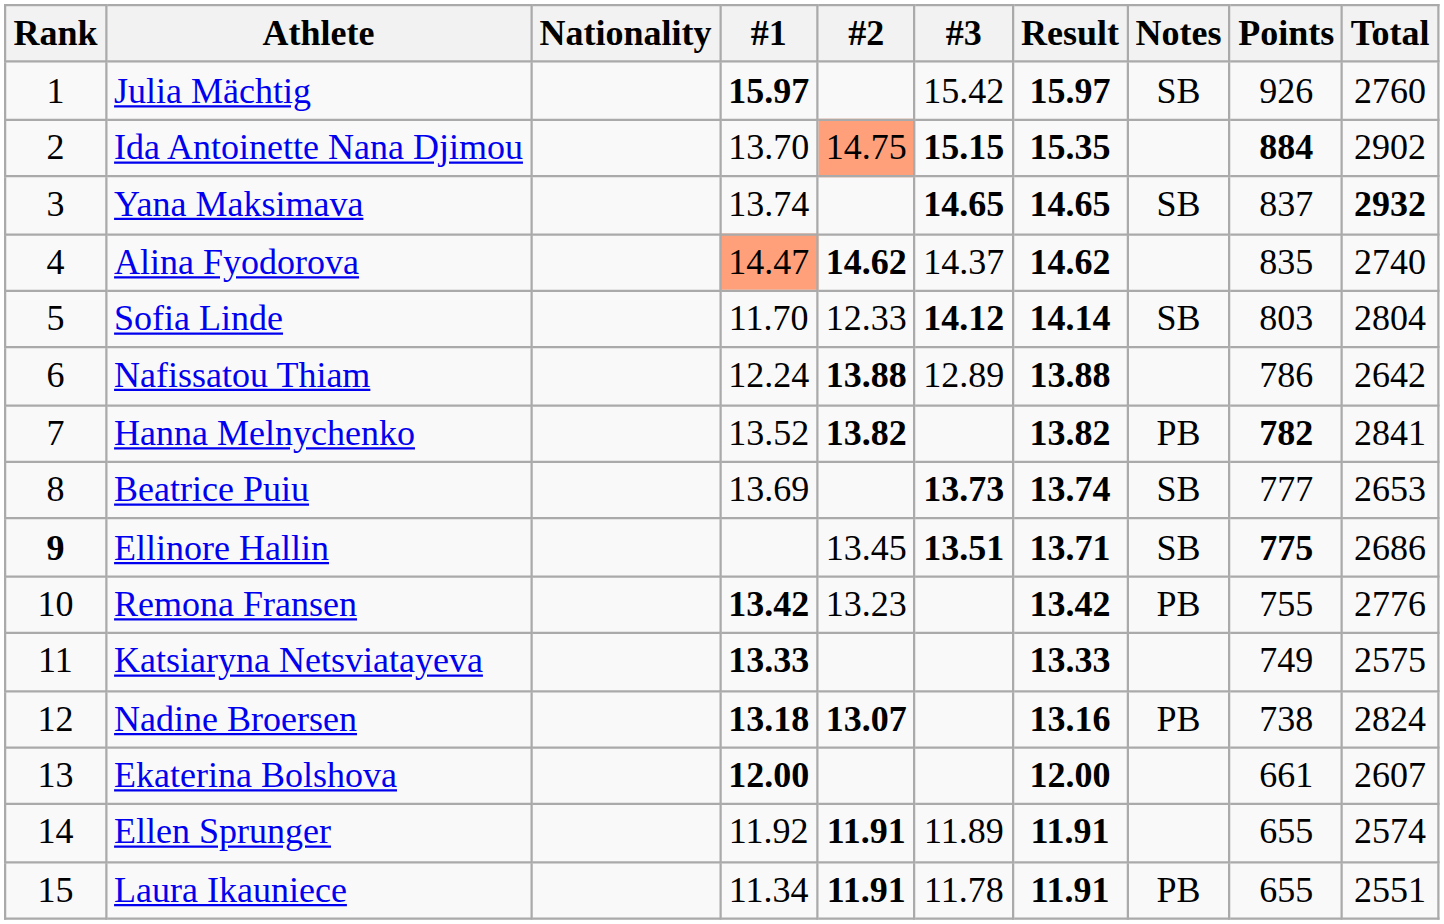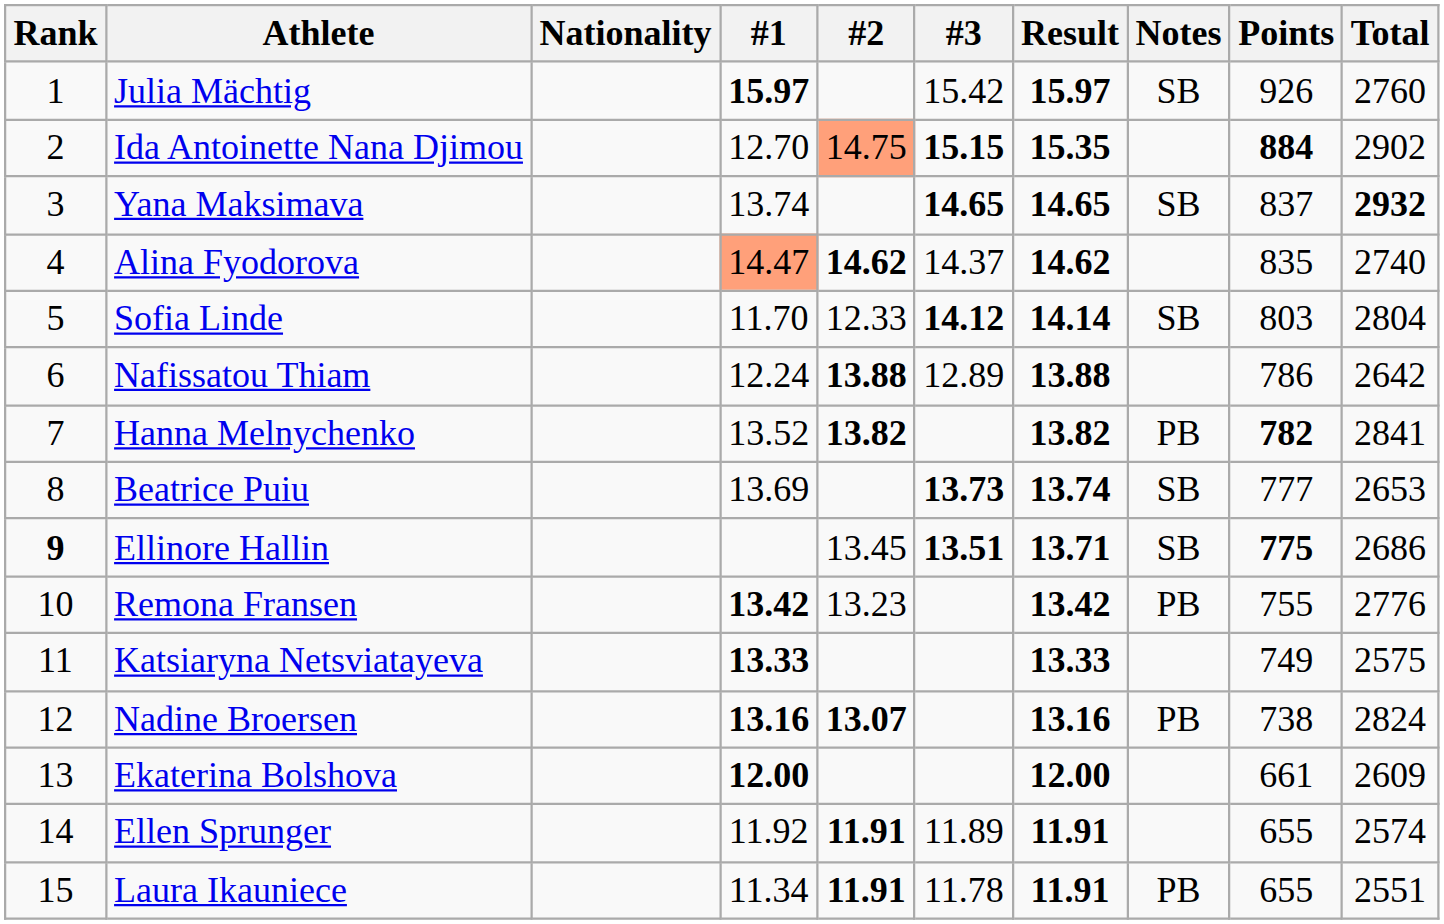(769, 147) 13.70 -> (769, 147) 12.70
(769, 718) 13.18 -> (769, 718) 13.16
(1390, 775) 2607 -> (1390, 775) 2609
